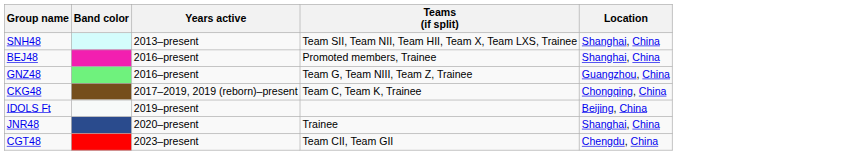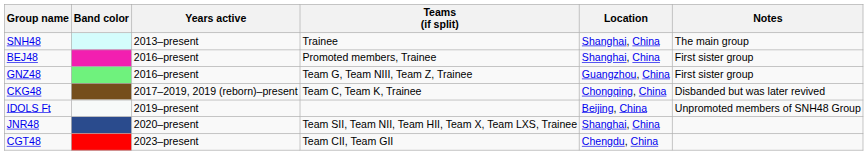+ column: (768, 18)
(440, 41) Team SII, Team NII, Team HII, Team X, Team LXS, Trainee -> (320, 41) Trainee
(320, 125) Trainee -> (440, 125) Team SII, Team NII, Team HII, Team X, Team LXS, Trainee
